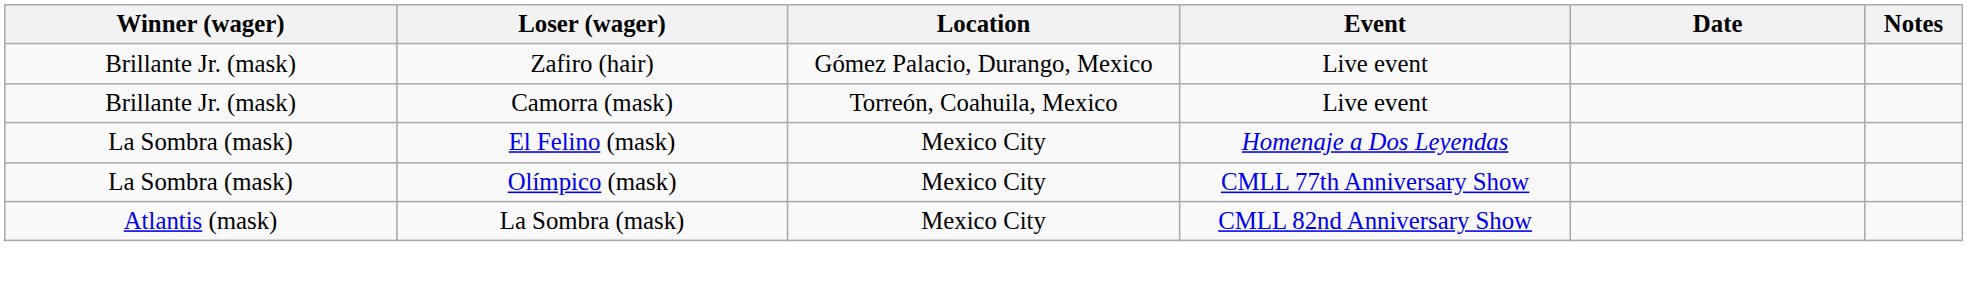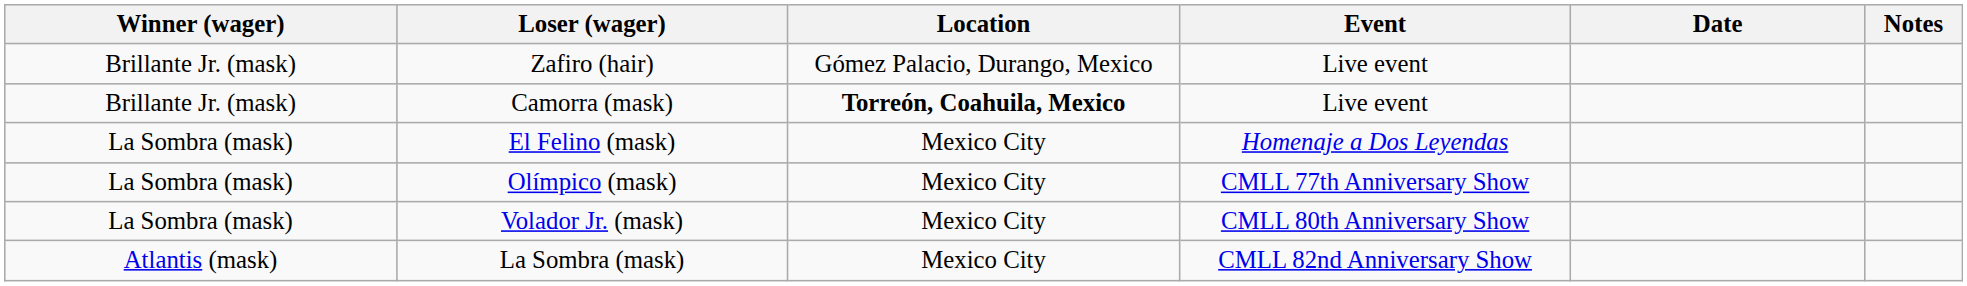(984, 102) normal -> (984, 102) bold
+ row: (592, 220)
